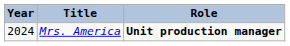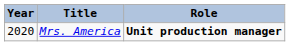(21, 32) 2024 -> (21, 32) 2020
